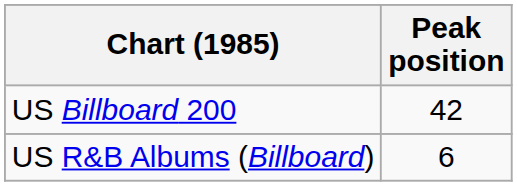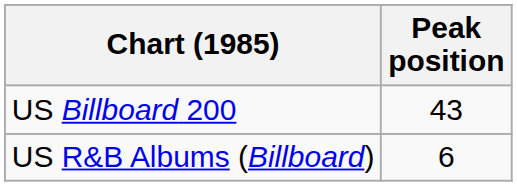(446, 109) 42 -> (446, 109) 43
